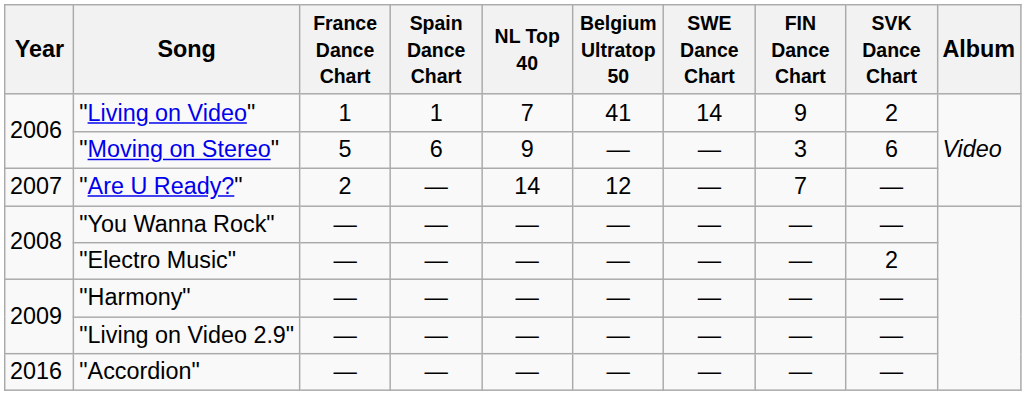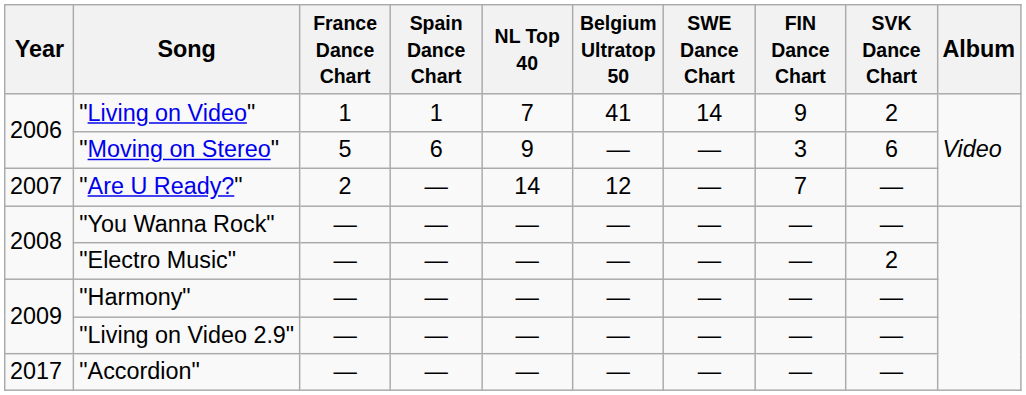(36, 371) 2016 -> (36, 371) 2017
